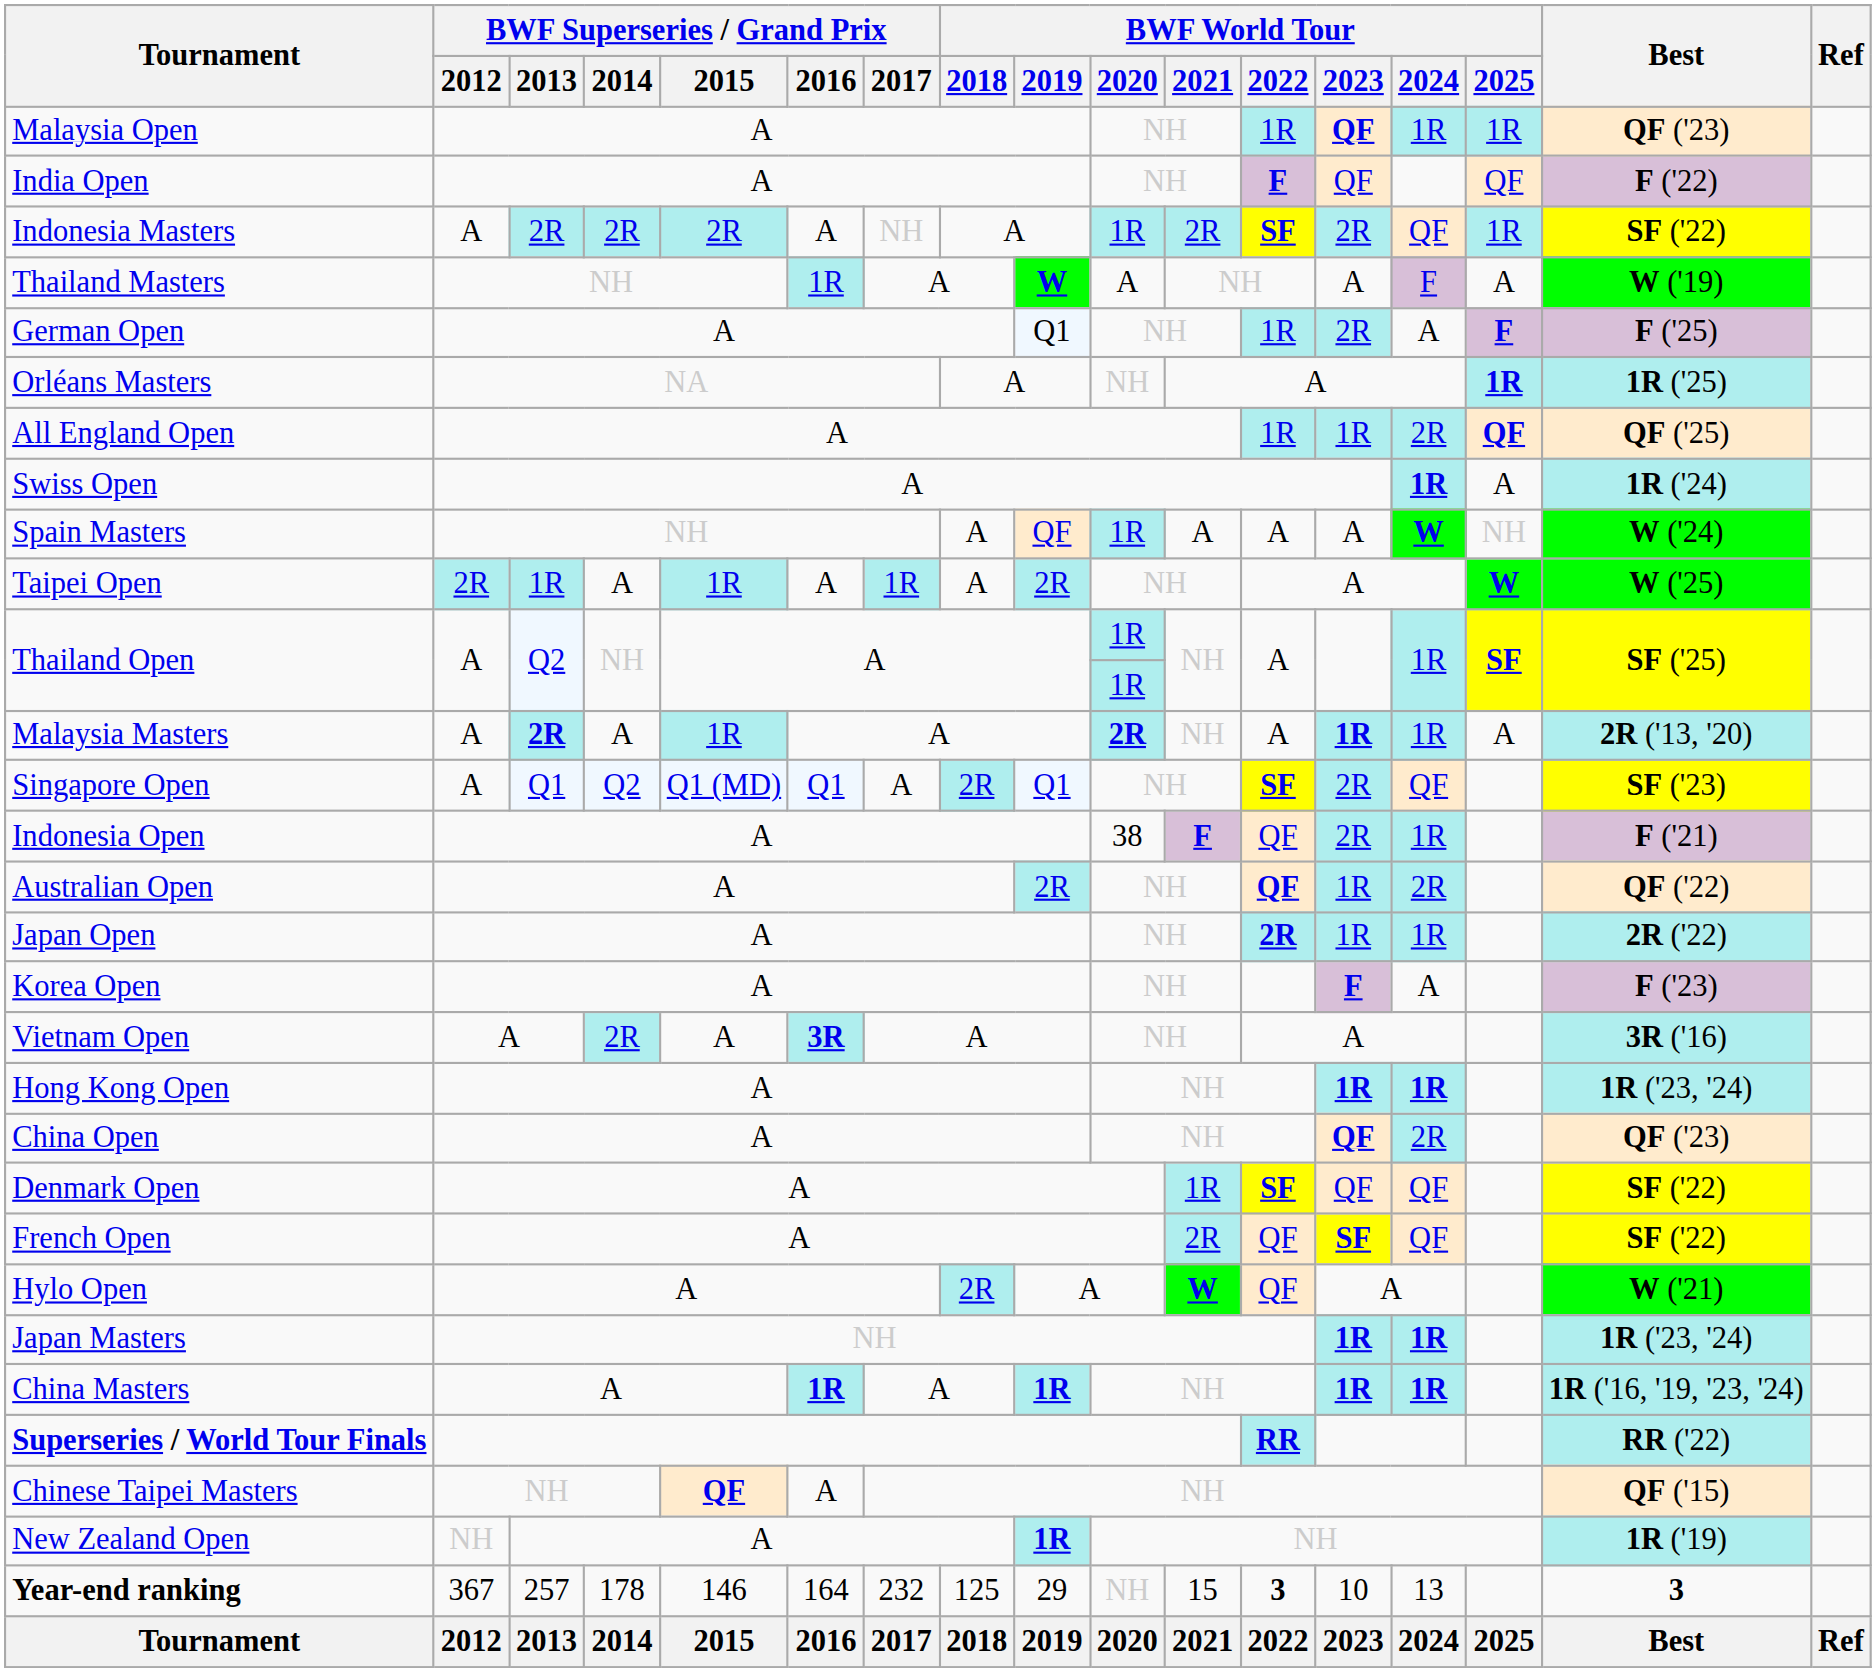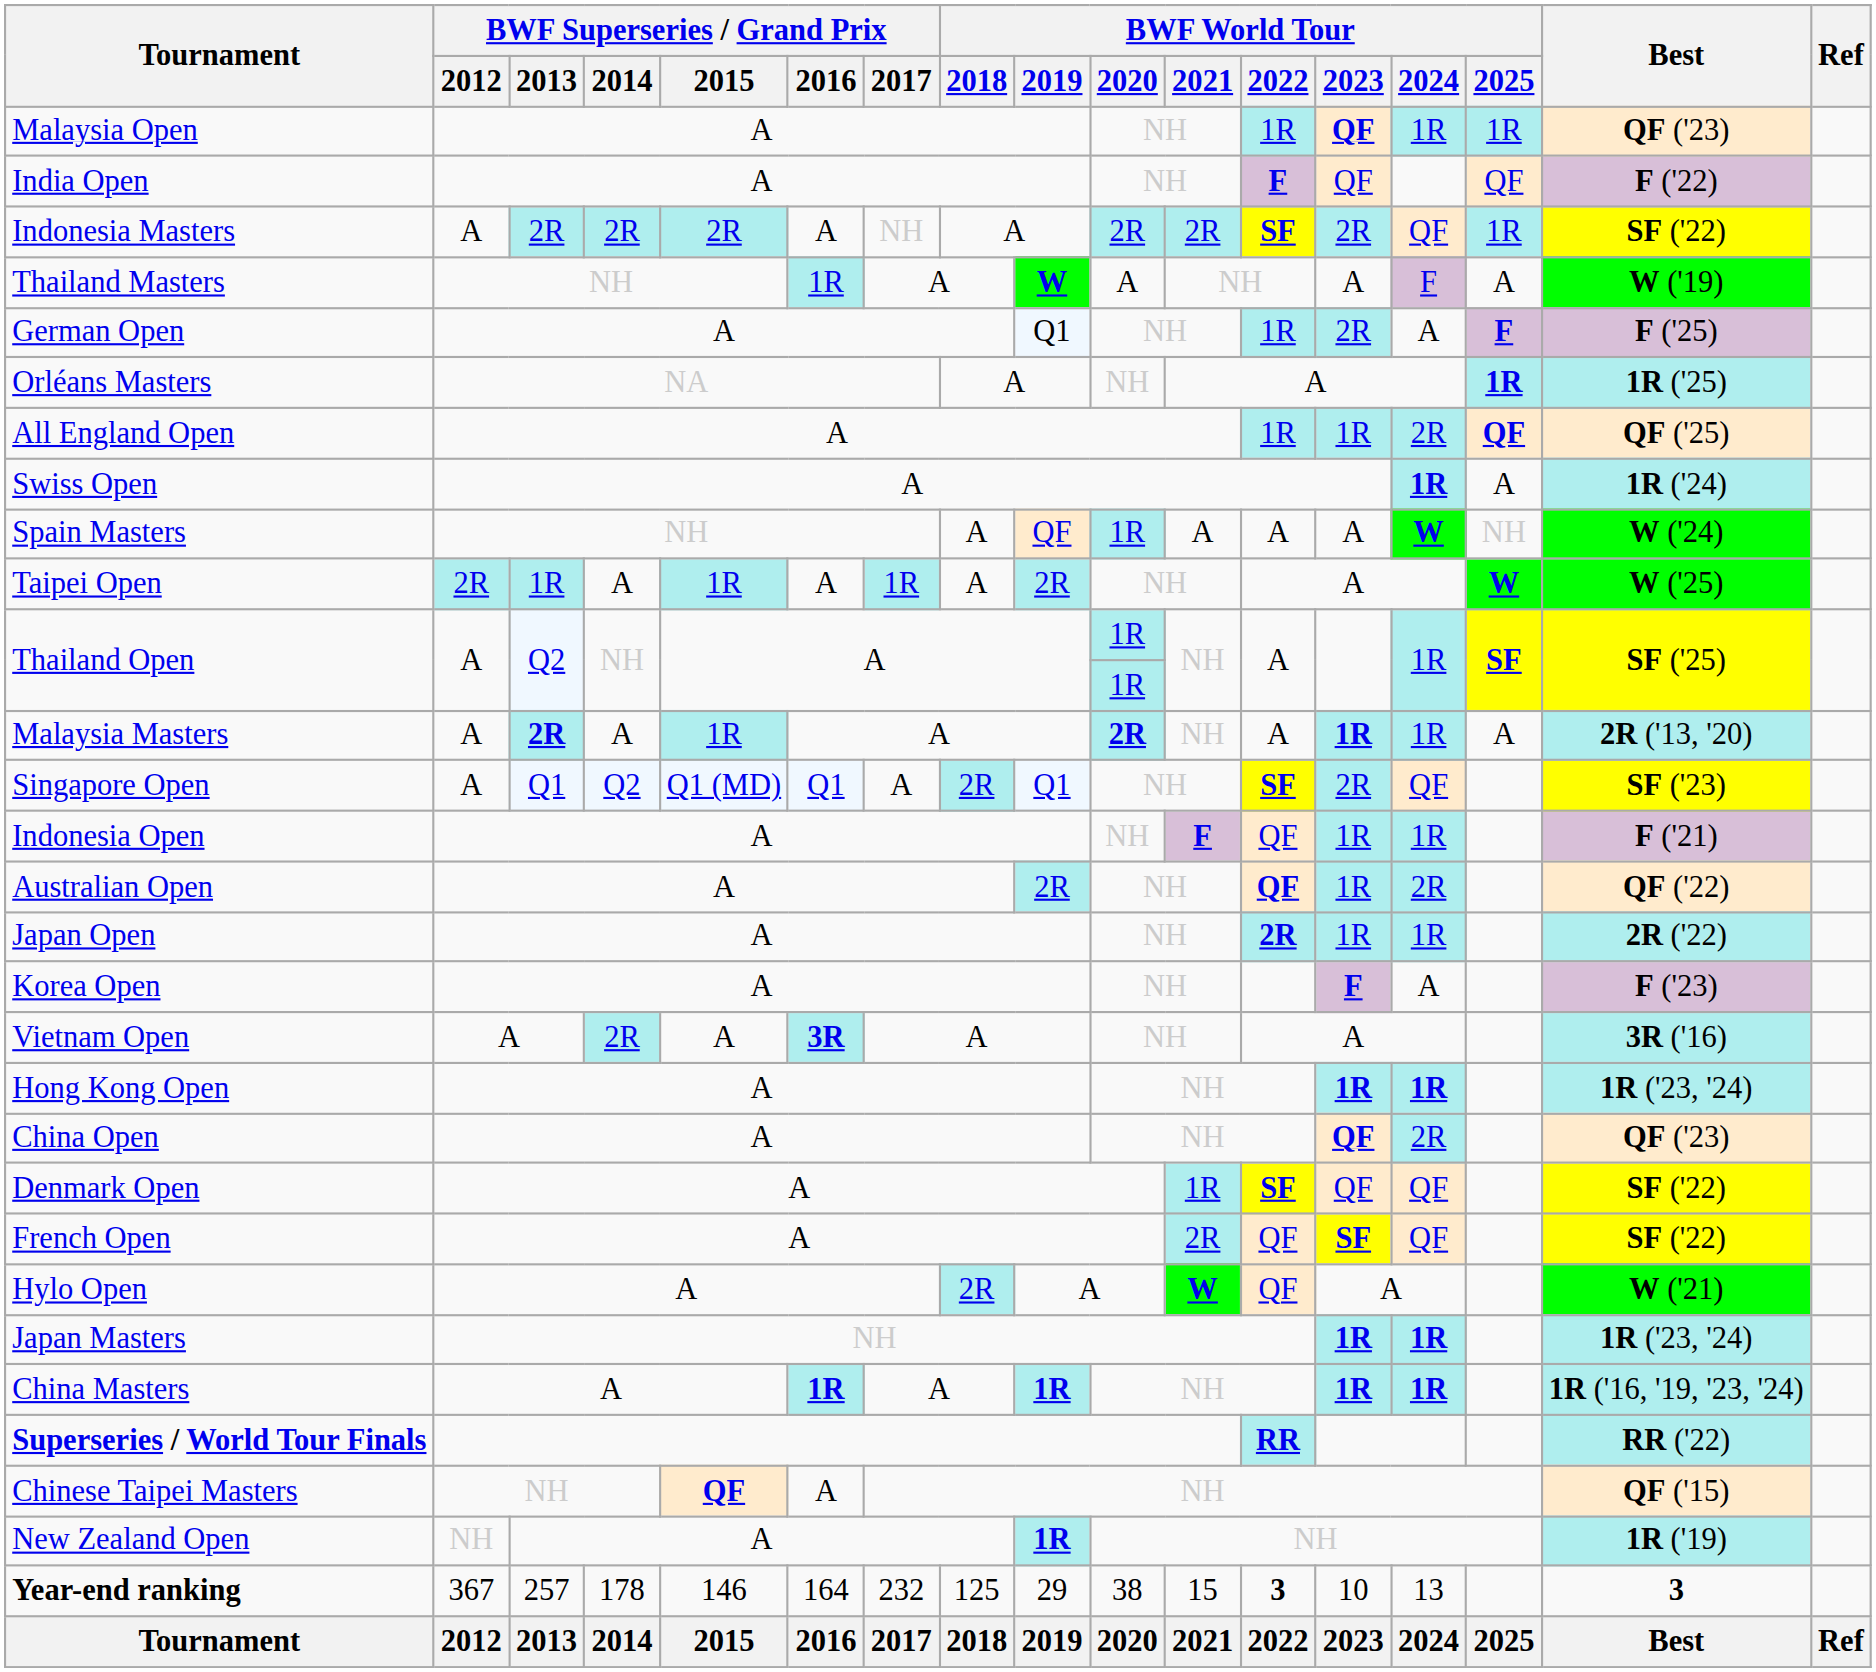(1127, 231) 1R -> (1127, 231) 2R
(1127, 835) 38 -> (1127, 835) NH
(1353, 835) 2R -> (1353, 835) 1R
(1127, 1590) NH -> (1127, 1590) 38
